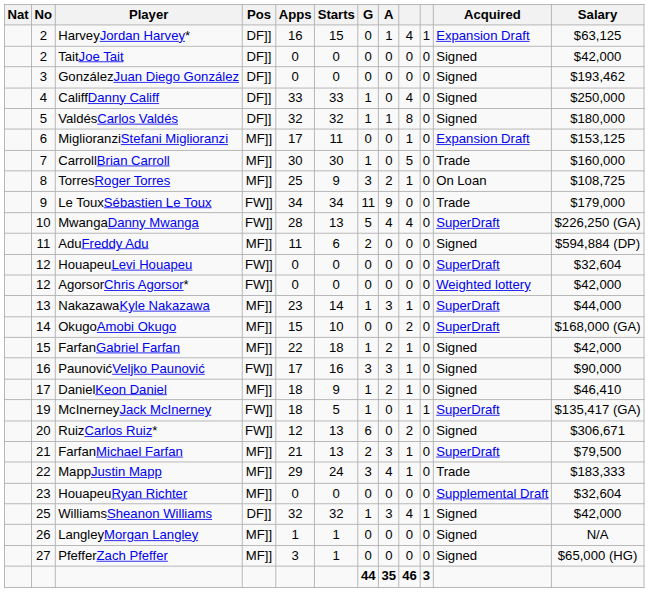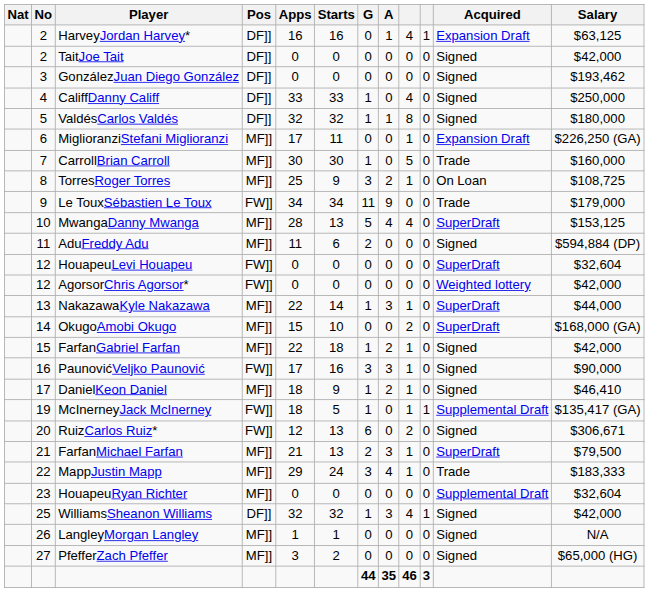(336, 35) 15 -> (336, 35) 16
(598, 139) $153,125 -> (598, 139) $226,250 (GA)
(259, 222) FW]] -> (259, 222) MF]]
(598, 222) $226,250 (GA) -> (598, 222) $153,125
(295, 306) 23 -> (295, 306) 22
(468, 410) SuperDraft -> (492, 410) Supplemental Draft
(336, 555) 1 -> (336, 555) 2
